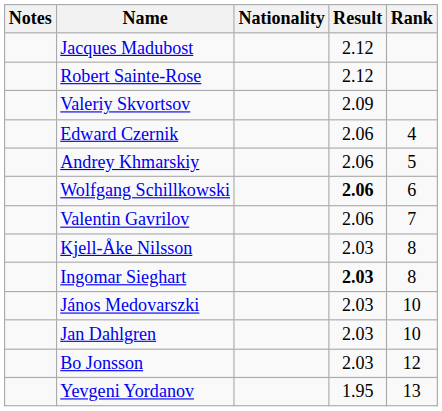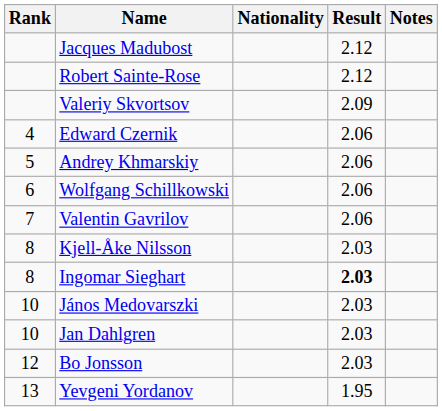columns swapped: (412, 18) <-> (30, 18)
(358, 190) bold -> (357, 190) normal
